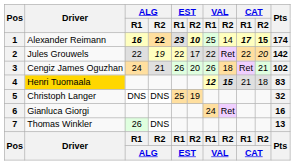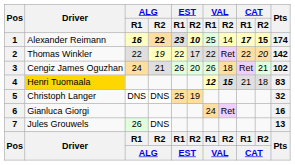(58, 53) Jules Grouwels -> (60, 53) Thomas Winkler
(60, 124) Thomas Winkler -> (58, 124) Jules Grouwels
